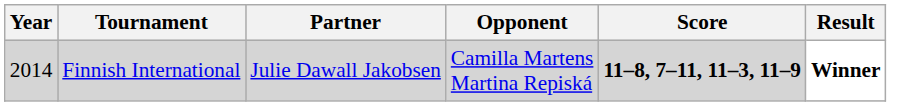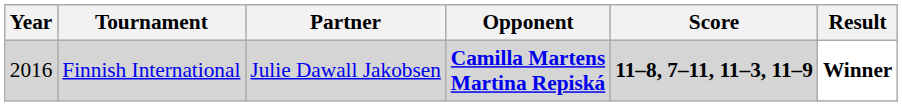(31, 70) 2014 -> (31, 70) 2016
(522, 70) normal -> (528, 70) bold
